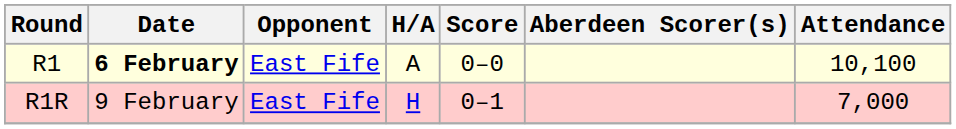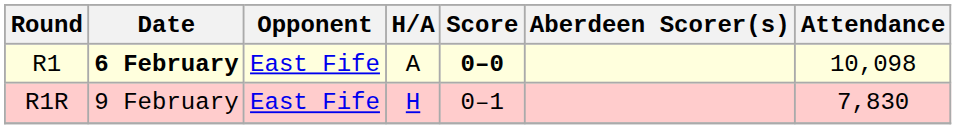(482, 64) normal -> (482, 64) bold
(873, 64) 10,100 -> (873, 64) 10,098
(873, 103) 7,000 -> (873, 103) 7,830
